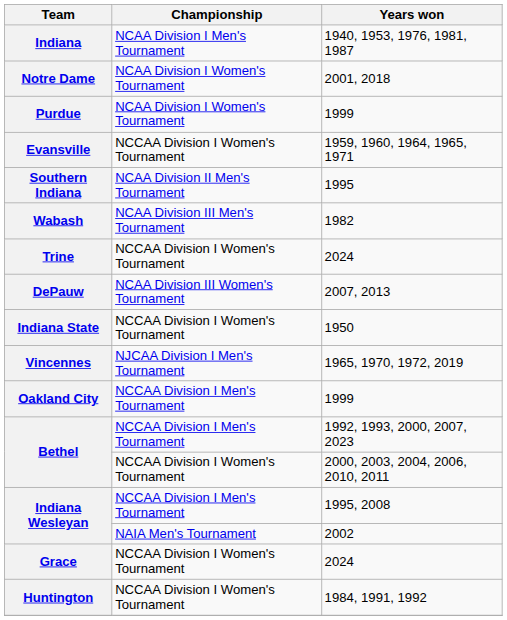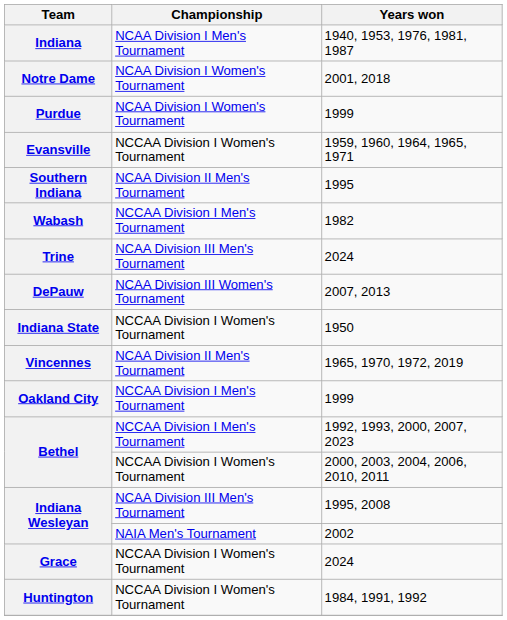(184, 220) NCAA Division III Men's Tournament -> (185, 220) NCCAA Division I Men's Tournament
(195, 256) NCCAA Division I Women's Tournament -> (184, 256) NCAA Division III Men's Tournament
(184, 363) NJCAA Division I Men's Tournament -> (182, 363) NCAA Division II Men's Tournament
(185, 505) NCCAA Division I Men's Tournament -> (184, 505) NCAA Division III Men's Tournament
